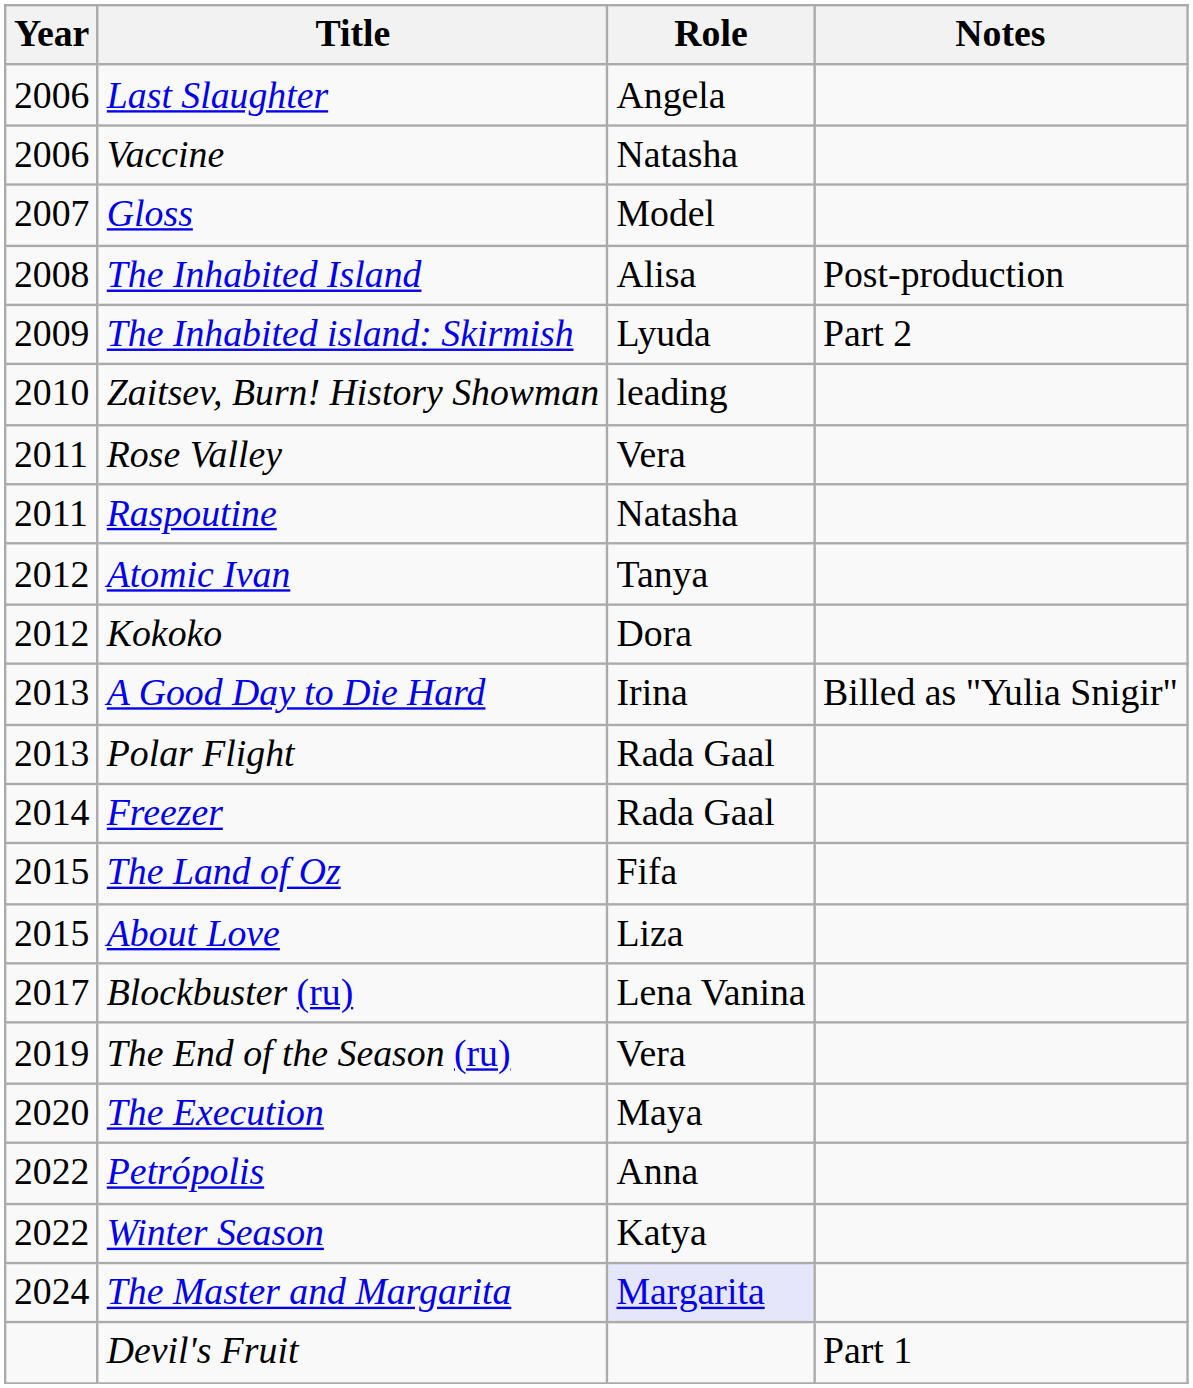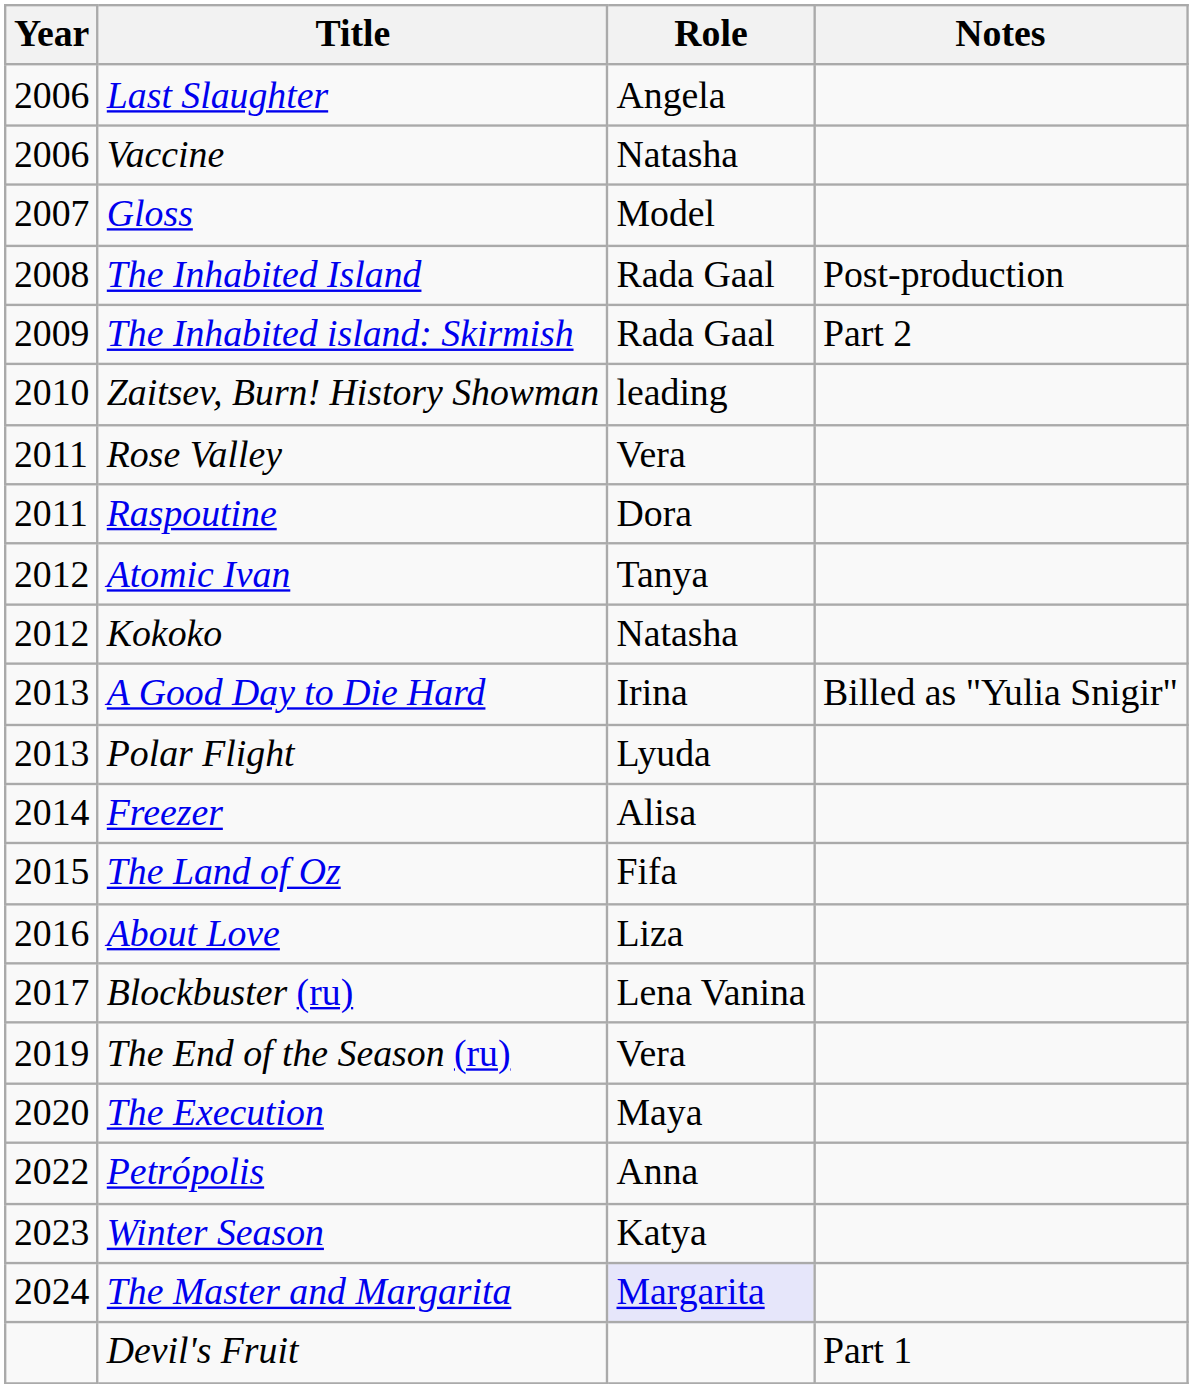(656, 273) Alisa -> (696, 273) Rada Gaal
(664, 333) Lyuda -> (696, 333) Rada Gaal
(677, 513) Natasha -> (654, 513) Dora
(654, 633) Dora -> (677, 633) Natasha
(696, 753) Rada Gaal -> (664, 753) Lyuda
(696, 812) Rada Gaal -> (656, 812) Alisa
(52, 932) 2015 -> (52, 932) 2016
(52, 1232) 2022 -> (52, 1232) 2023
